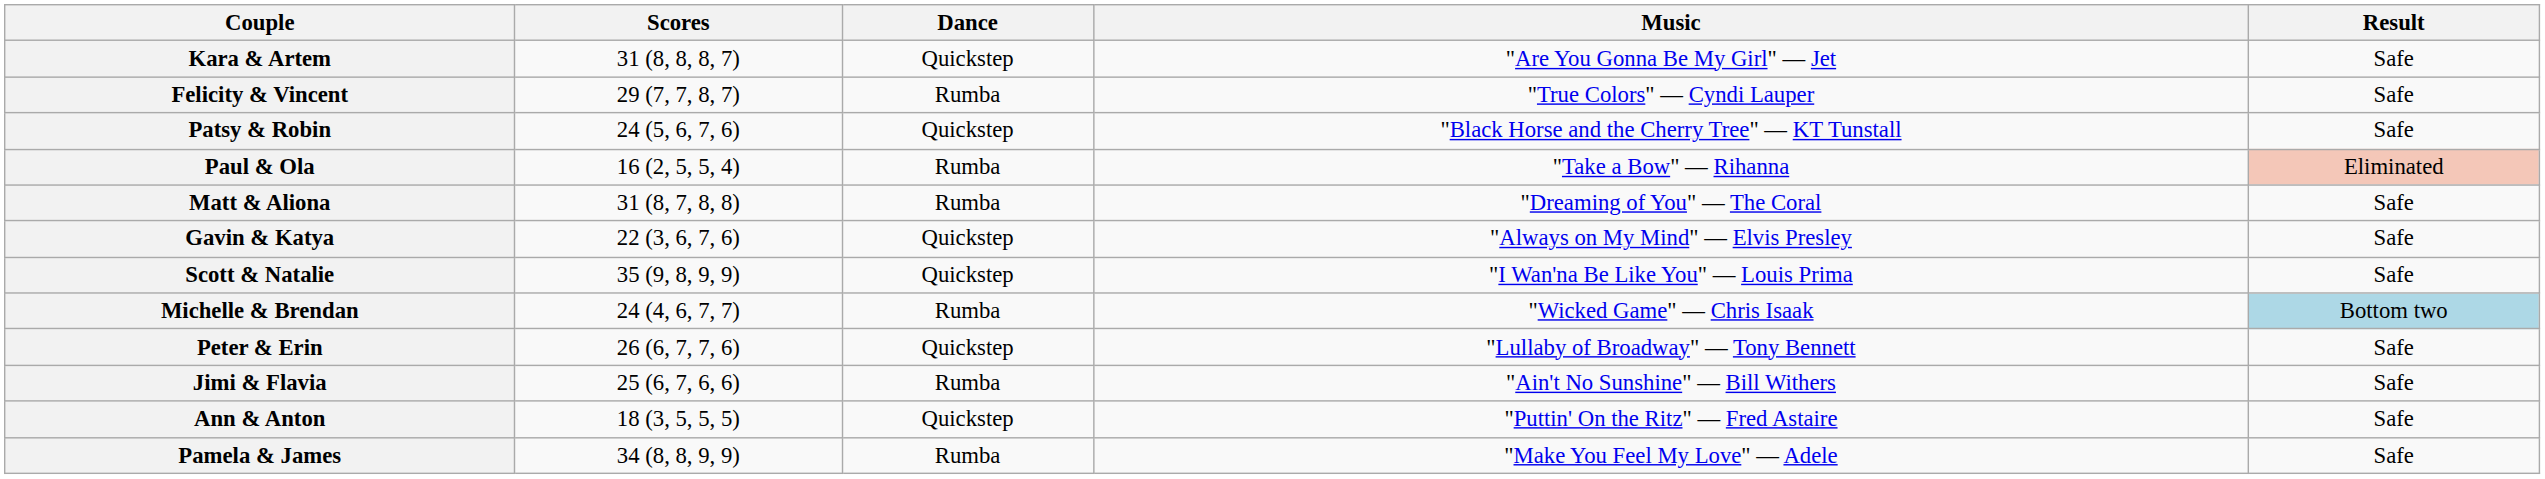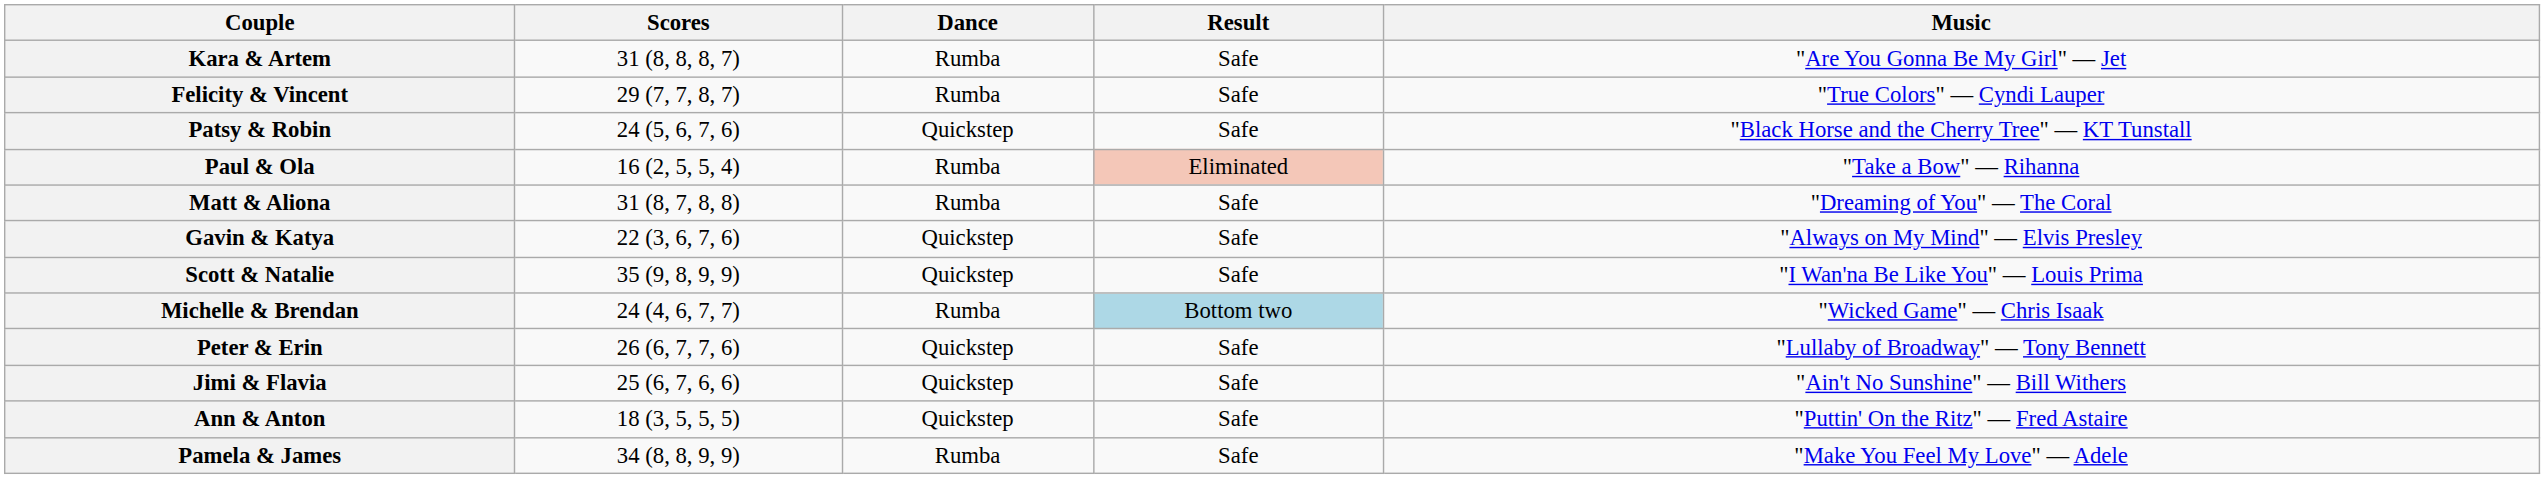columns swapped: (1671, 22) <-> (2394, 22)
(968, 58) Quickstep -> (968, 58) Rumba
(968, 382) Rumba -> (968, 382) Quickstep
